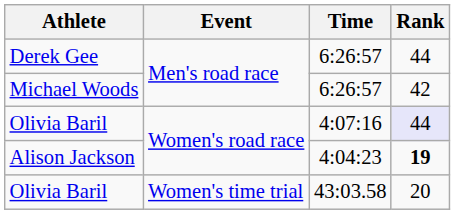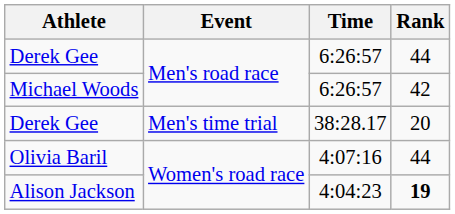+ row: (54, 123)
(420, 123) lavender background -> (420, 157) no background
- row: (58, 191)
